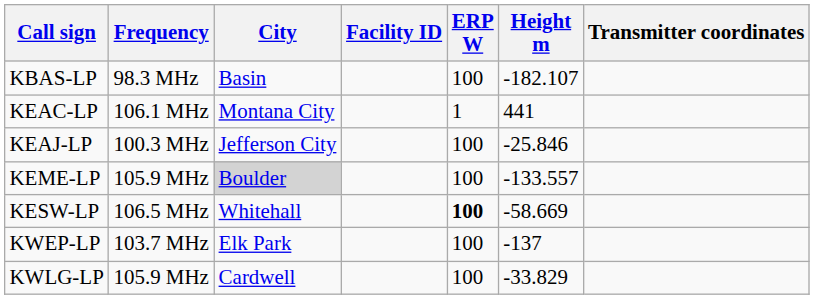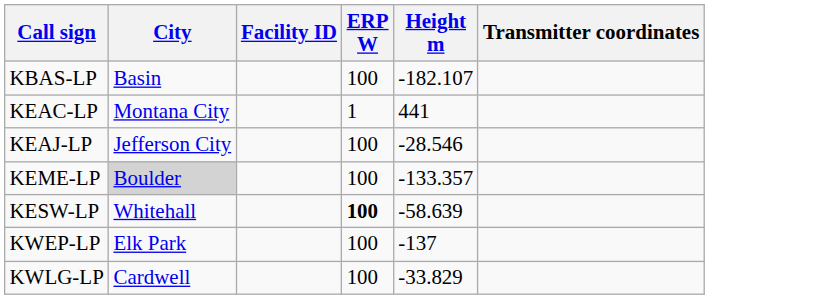- column: (161, 32)
(536, 144) -25.846 -> (431, 144) -28.546
(541, 177) -133.557 -> (436, 177) -133.357
(536, 210) -58.669 -> (431, 210) -58.639
